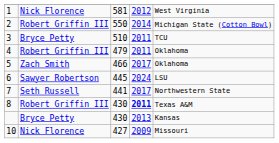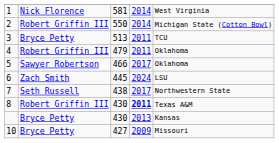(141, 11) 2012 -> (141, 11) 2014
(120, 38) 510 -> (120, 38) 513
(45, 64) Zach Smith -> (59, 64) Sawyer Robertson
(59, 78) Sawyer Robertson -> (45, 78) Zach Smith
(120, 91) 441 -> (120, 91) 438
(52, 131) Nick Florence -> (47, 131) Bryce Petty
